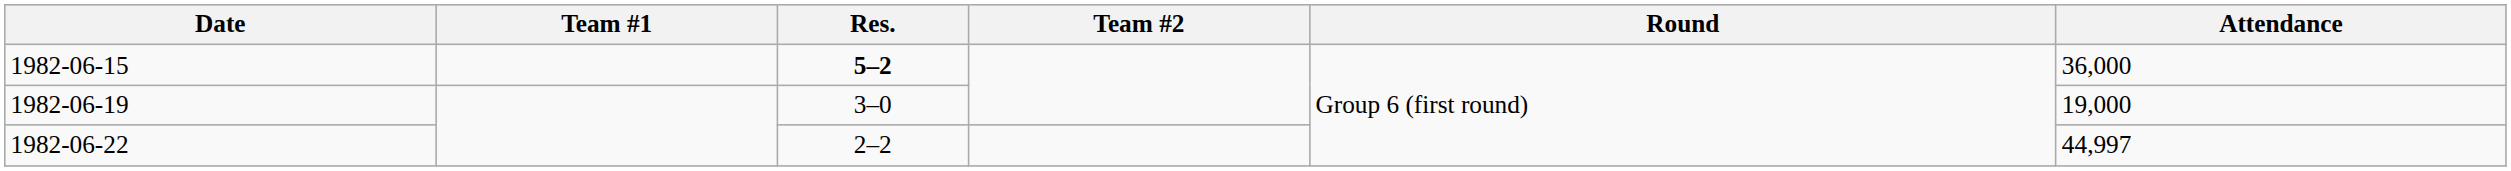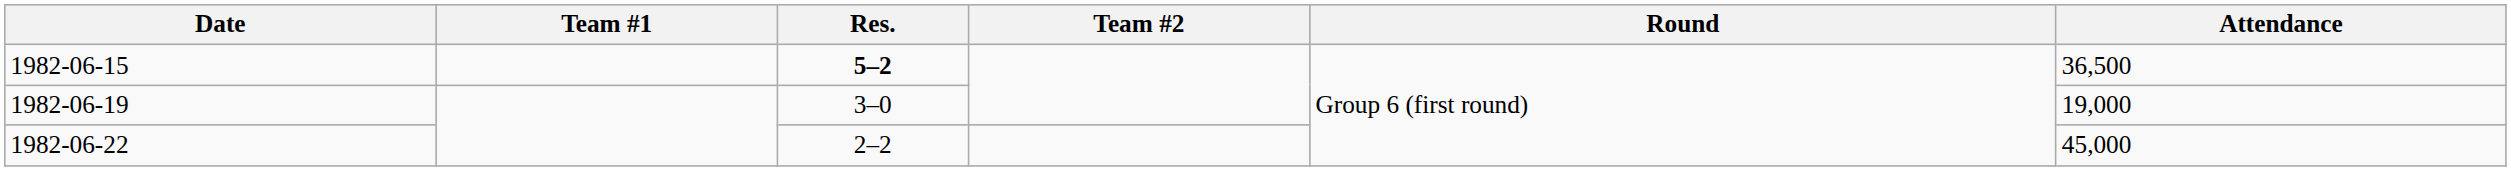(2097, 64) 36,000 -> (2097, 64) 36,500
(2097, 144) 44,997 -> (2097, 144) 45,000
